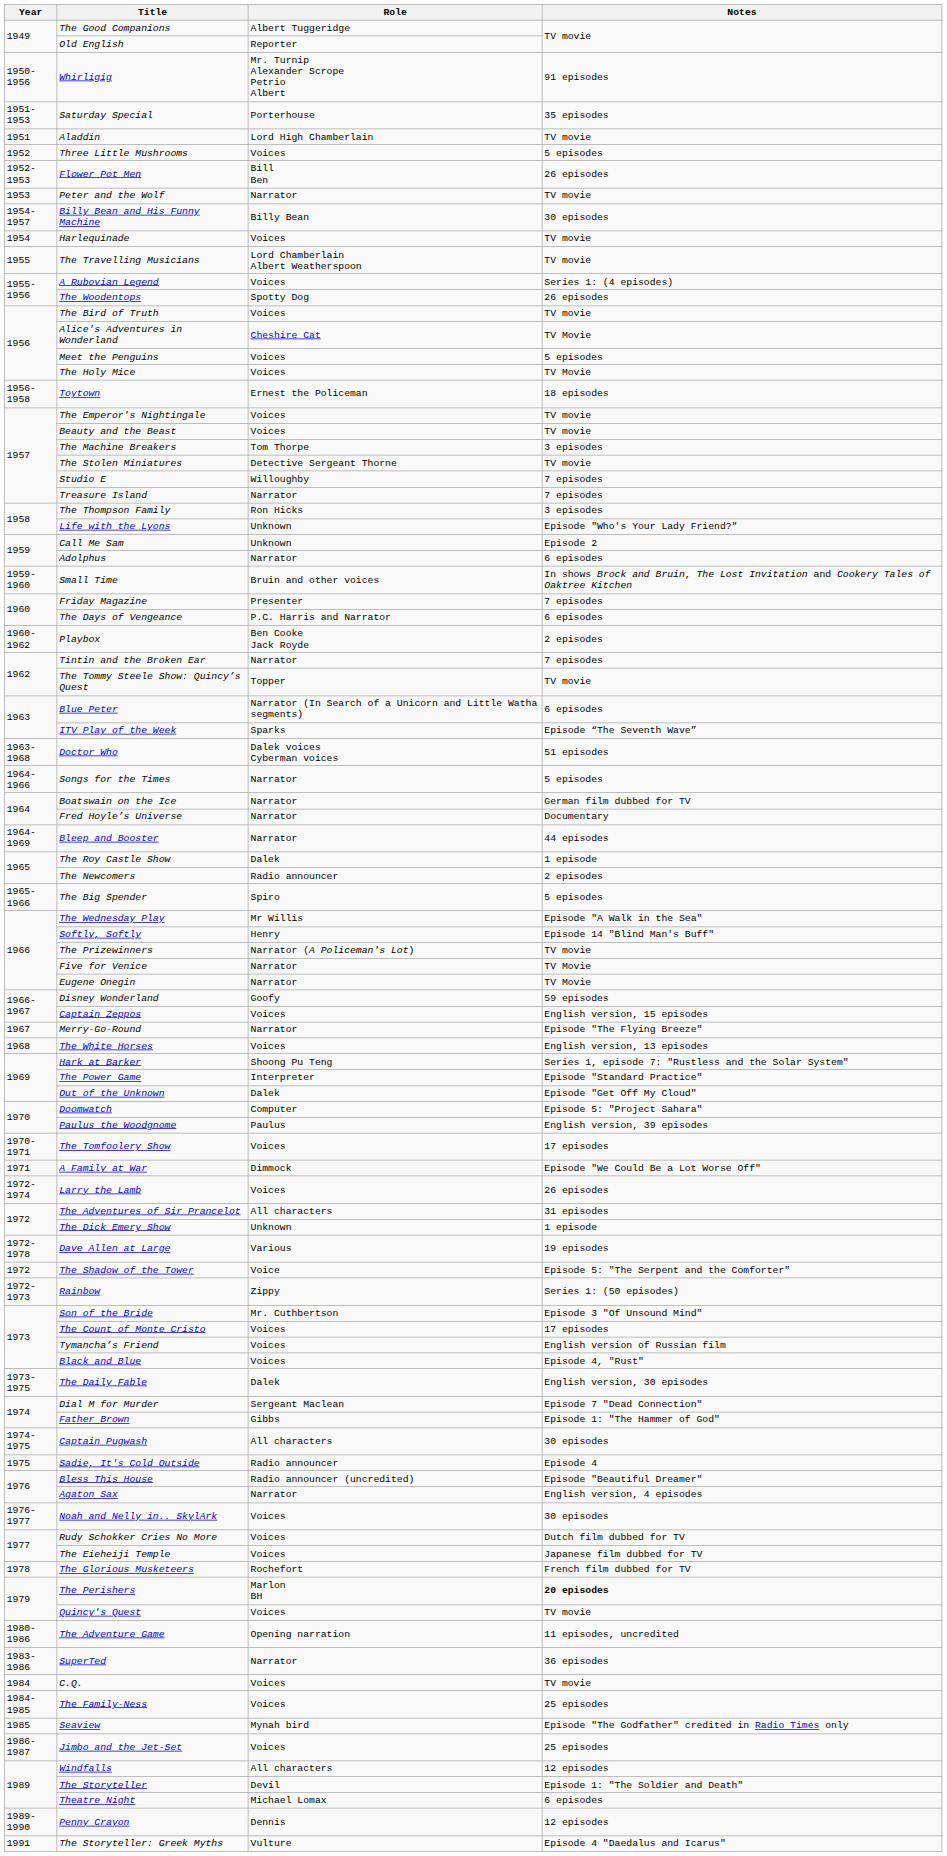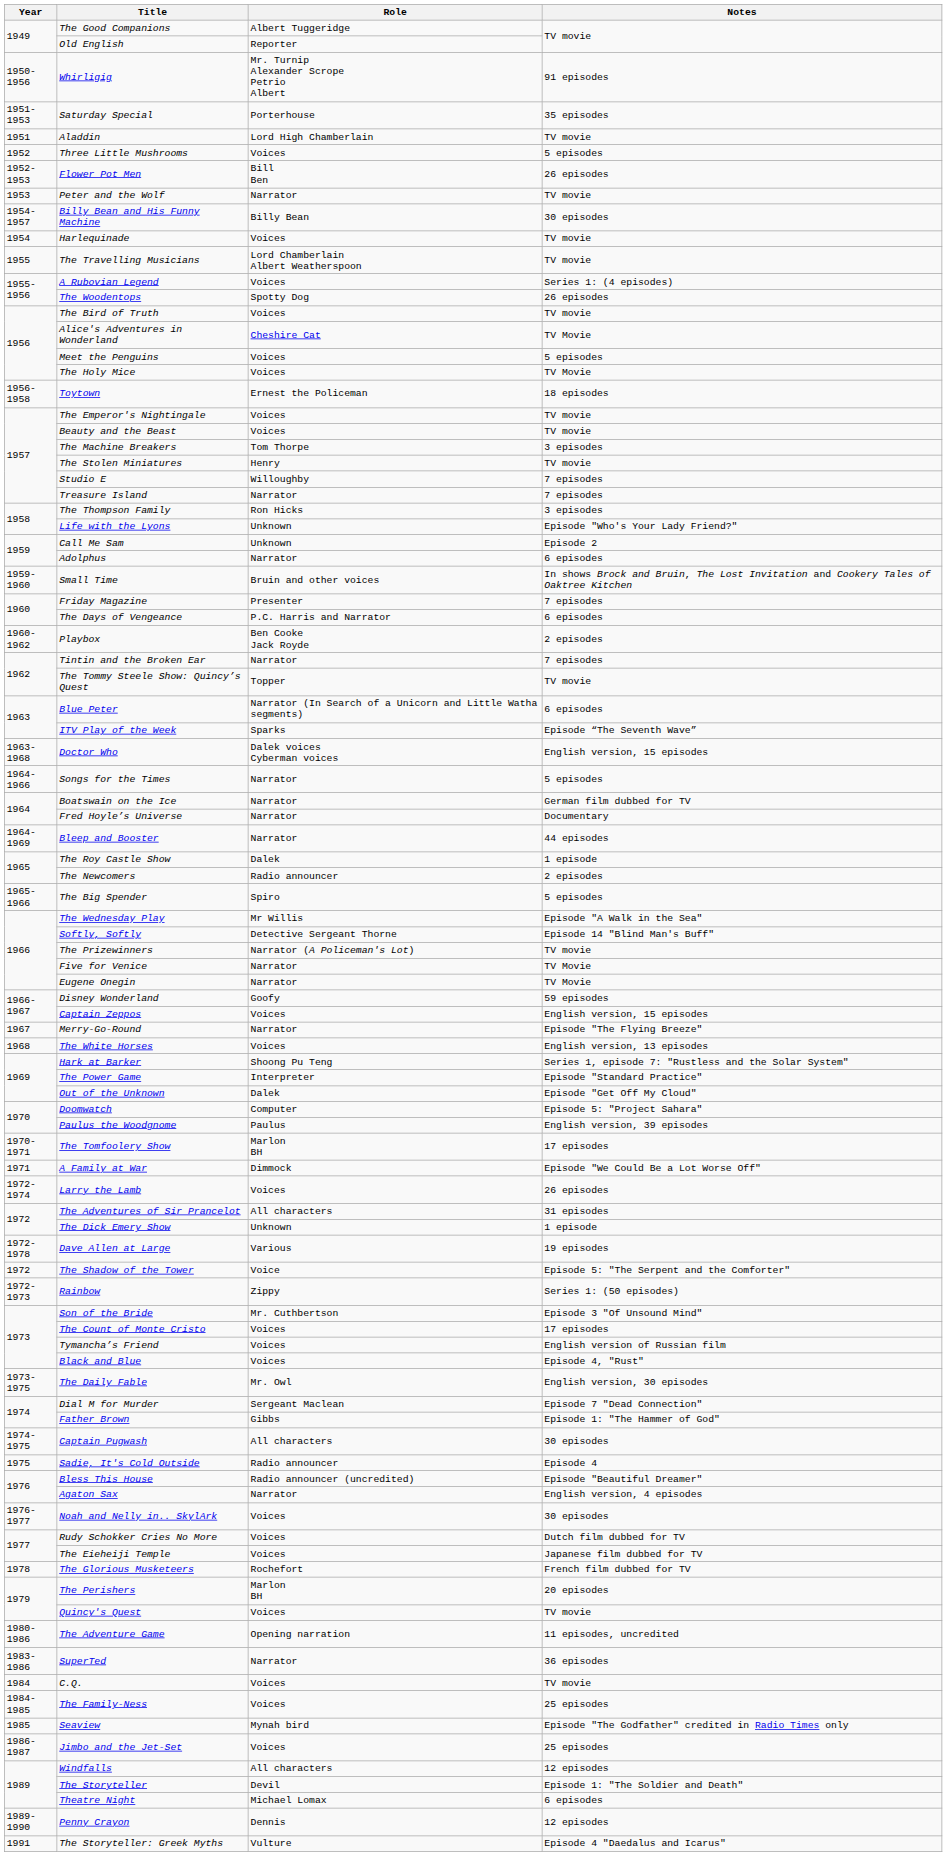(324, 463) Detective Sergeant Thorne -> (265, 463) Henry
(577, 752) 51 episodes -> (626, 752) English version, 15 episodes
(265, 935) Henry -> (324, 935) Detective Sergeant Thorne
(268, 1147) Voices -> (268, 1147) Marlon BH
(265, 1382) Dalek -> (271, 1382) Mr. Owl
(577, 1591) bold -> (577, 1591) normal
